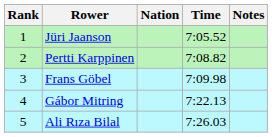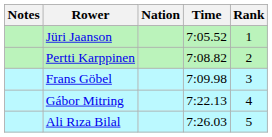columns swapped: (23, 15) <-> (248, 15)
